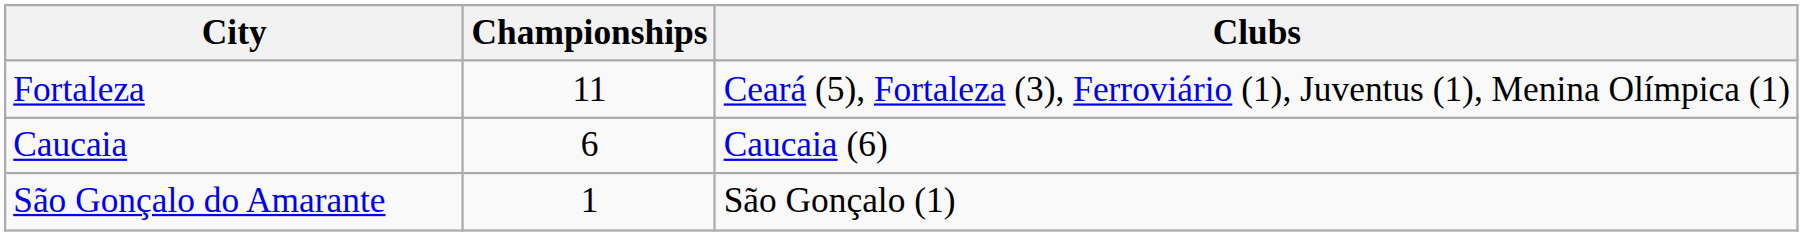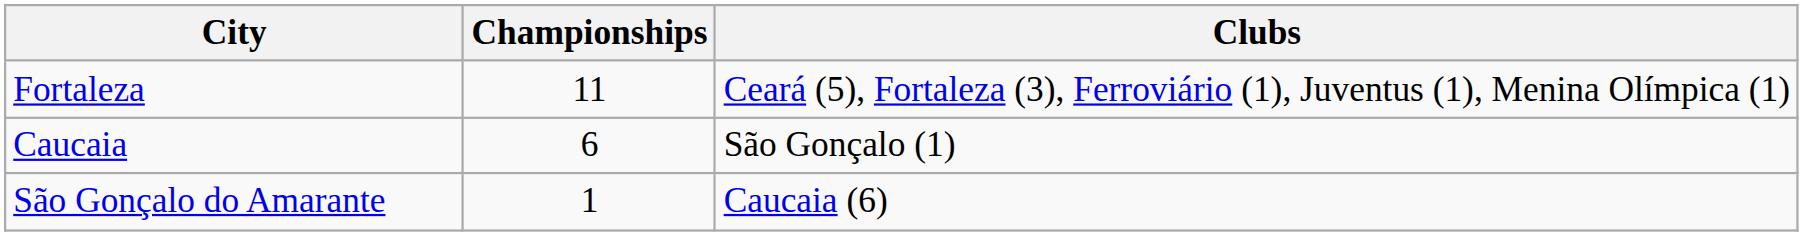(806, 144) Caucaia (6) -> (840, 144) São Gonçalo (1)
(840, 200) São Gonçalo (1) -> (806, 200) Caucaia (6)
